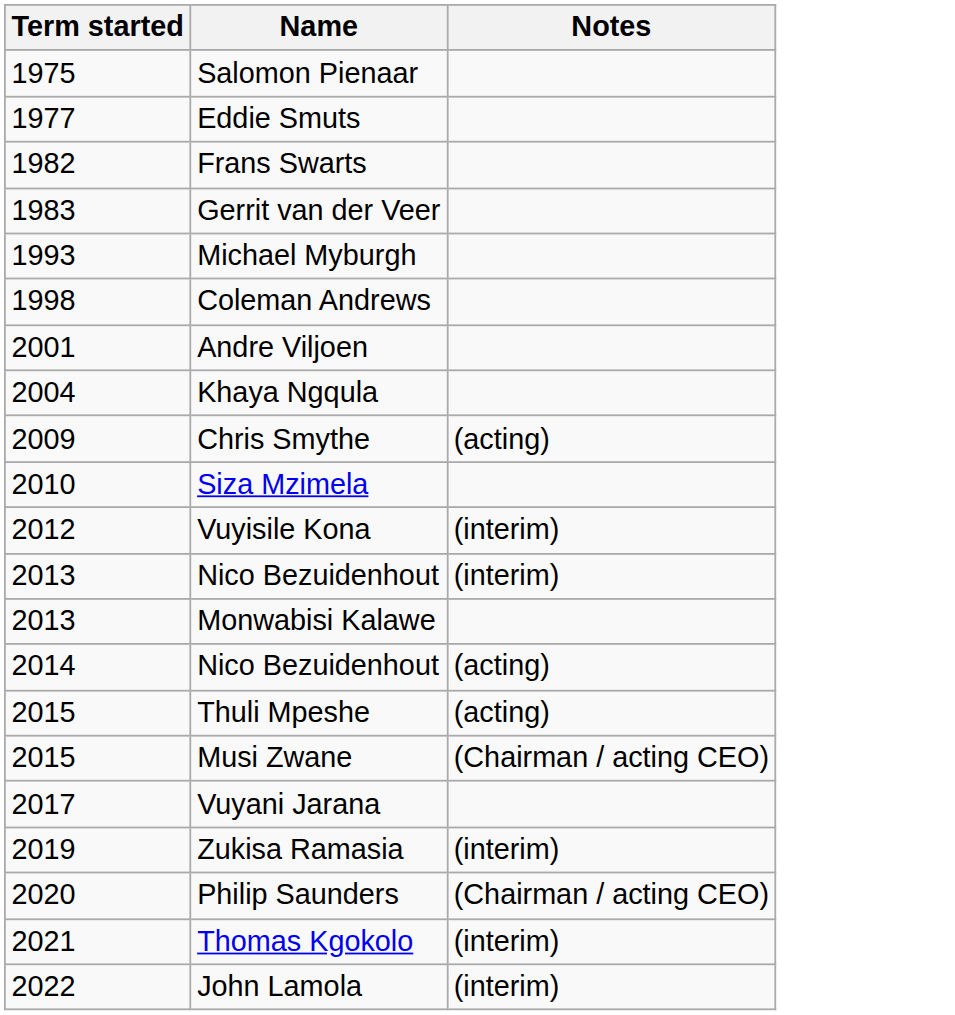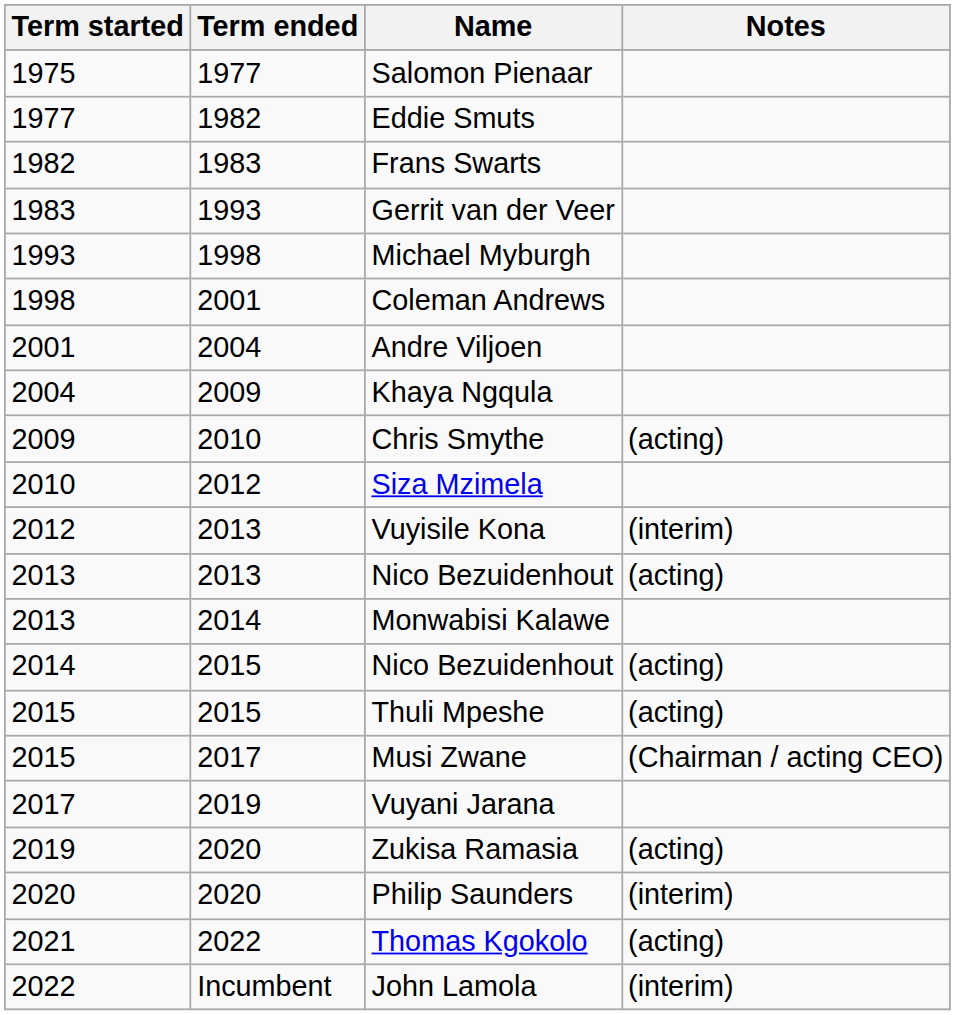+ column: (278, 27)
(507, 575) (interim) -> (676, 575) (acting)
(507, 849) (interim) -> (676, 849) (acting)
(611, 895) (Chairman / acting CEO) -> (681, 895) (interim)
(507, 940) (interim) -> (676, 940) (acting)
